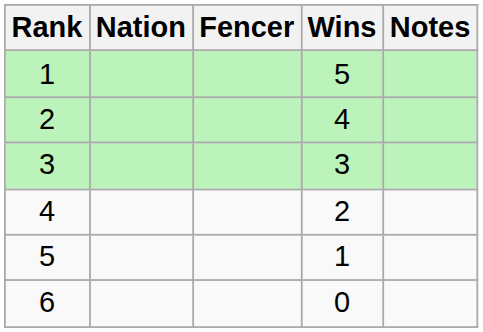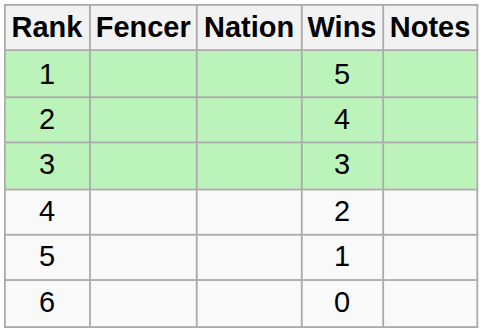columns swapped: (247, 27) <-> (141, 27)
